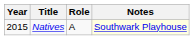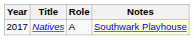(17, 27) 2015 -> (17, 27) 2017
